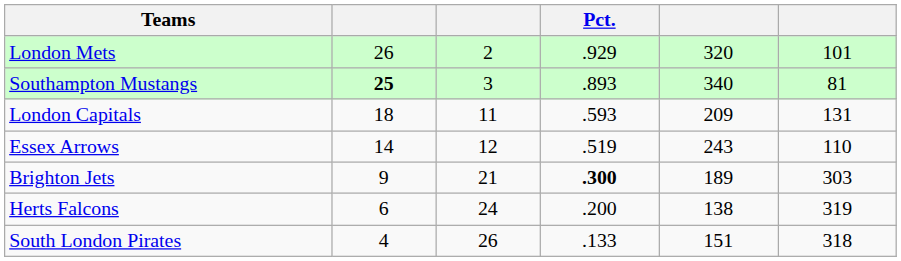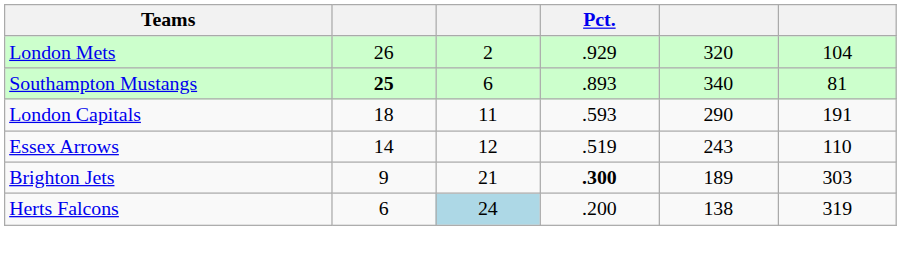(837, 51) 101 -> (837, 51) 104
(488, 83) 3 -> (488, 83) 6
(718, 114) 209 -> (718, 114) 290
(837, 114) 131 -> (837, 114) 191
(488, 209) no background -> (488, 209) lightblue background
- row: (95, 240)
